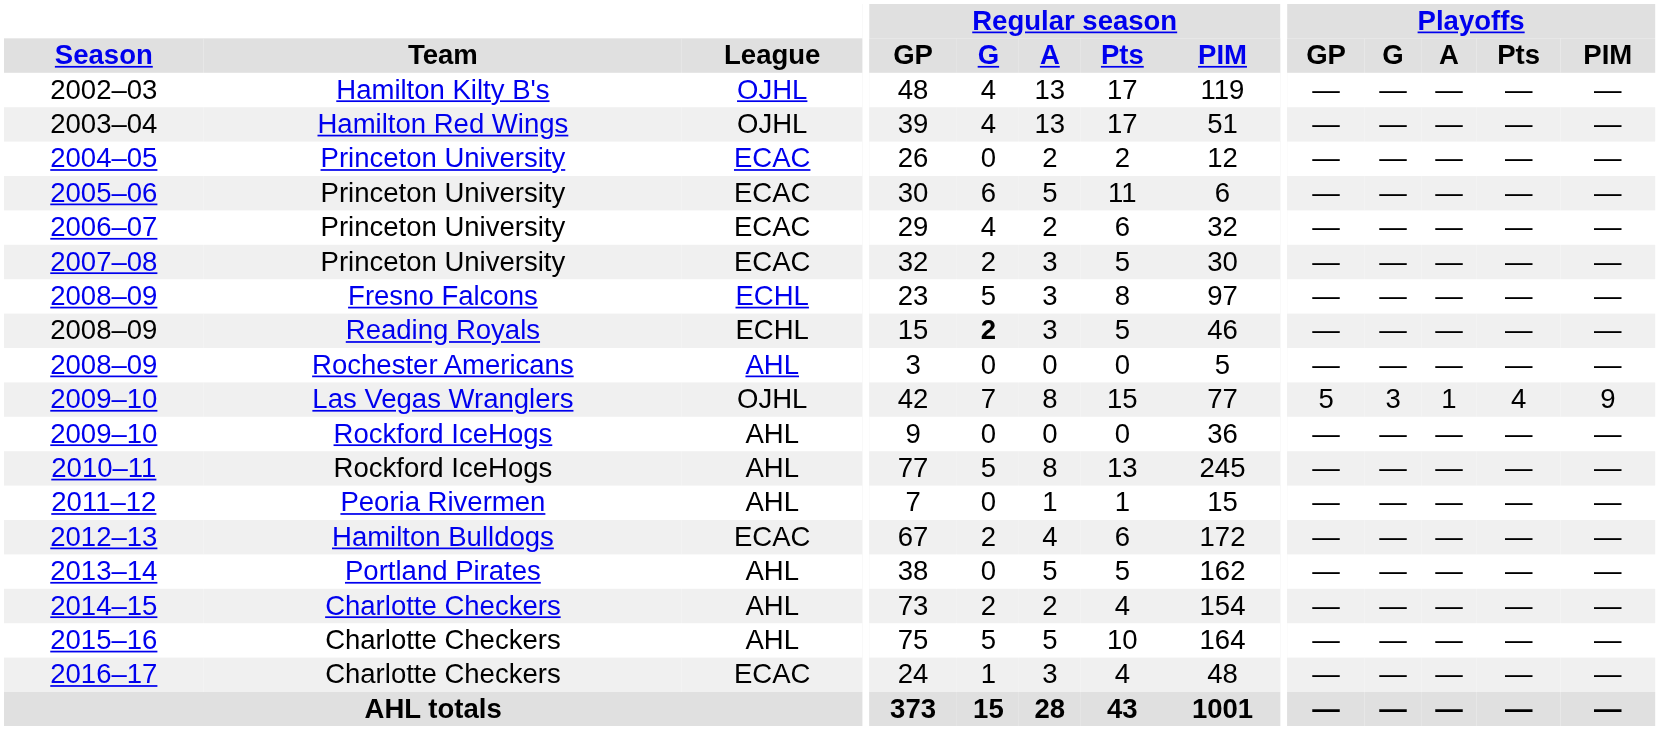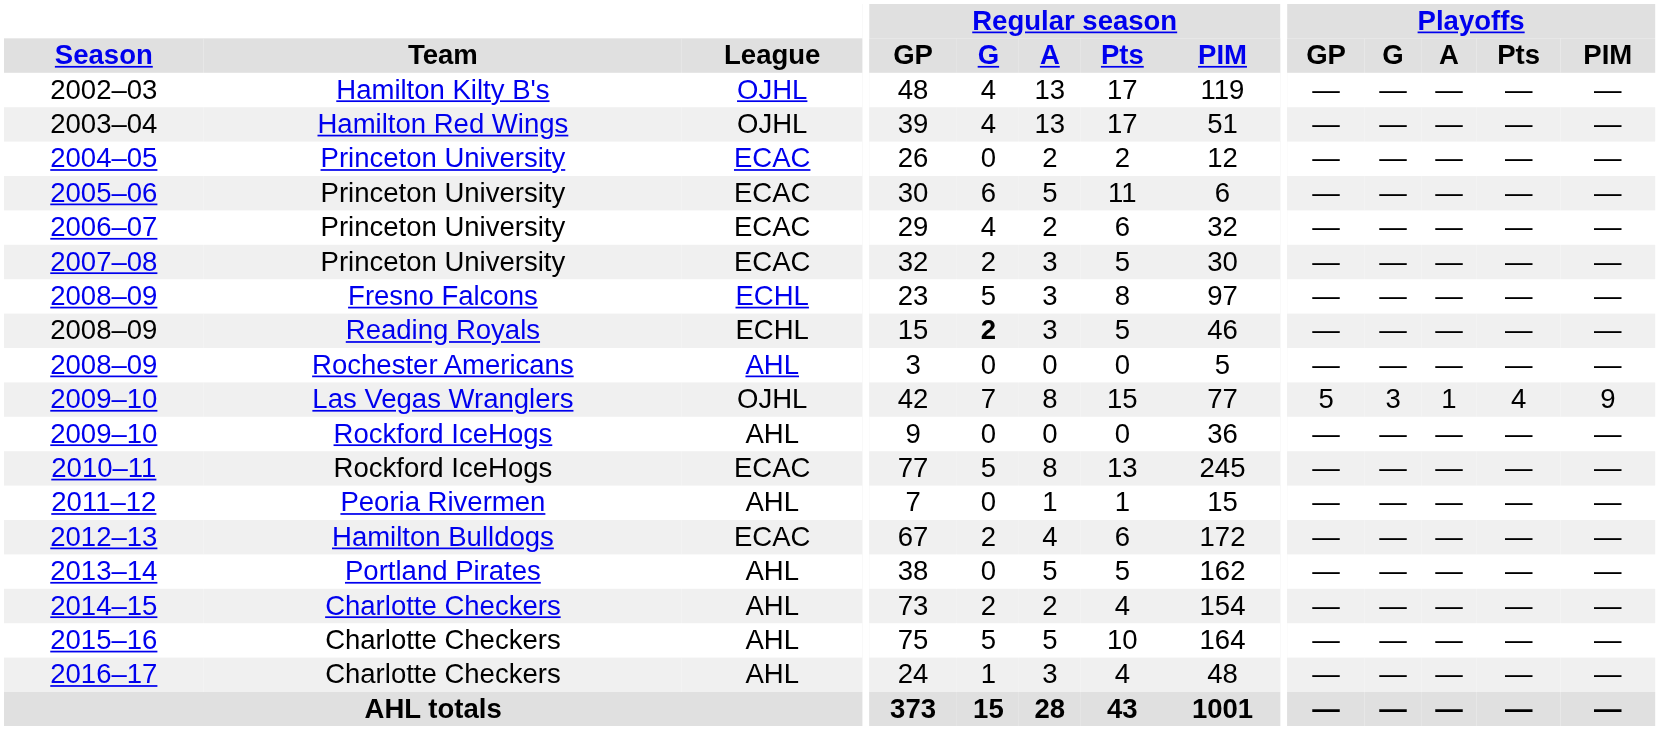(772, 468) AHL -> (772, 468) ECAC
(772, 674) ECAC -> (772, 674) AHL
